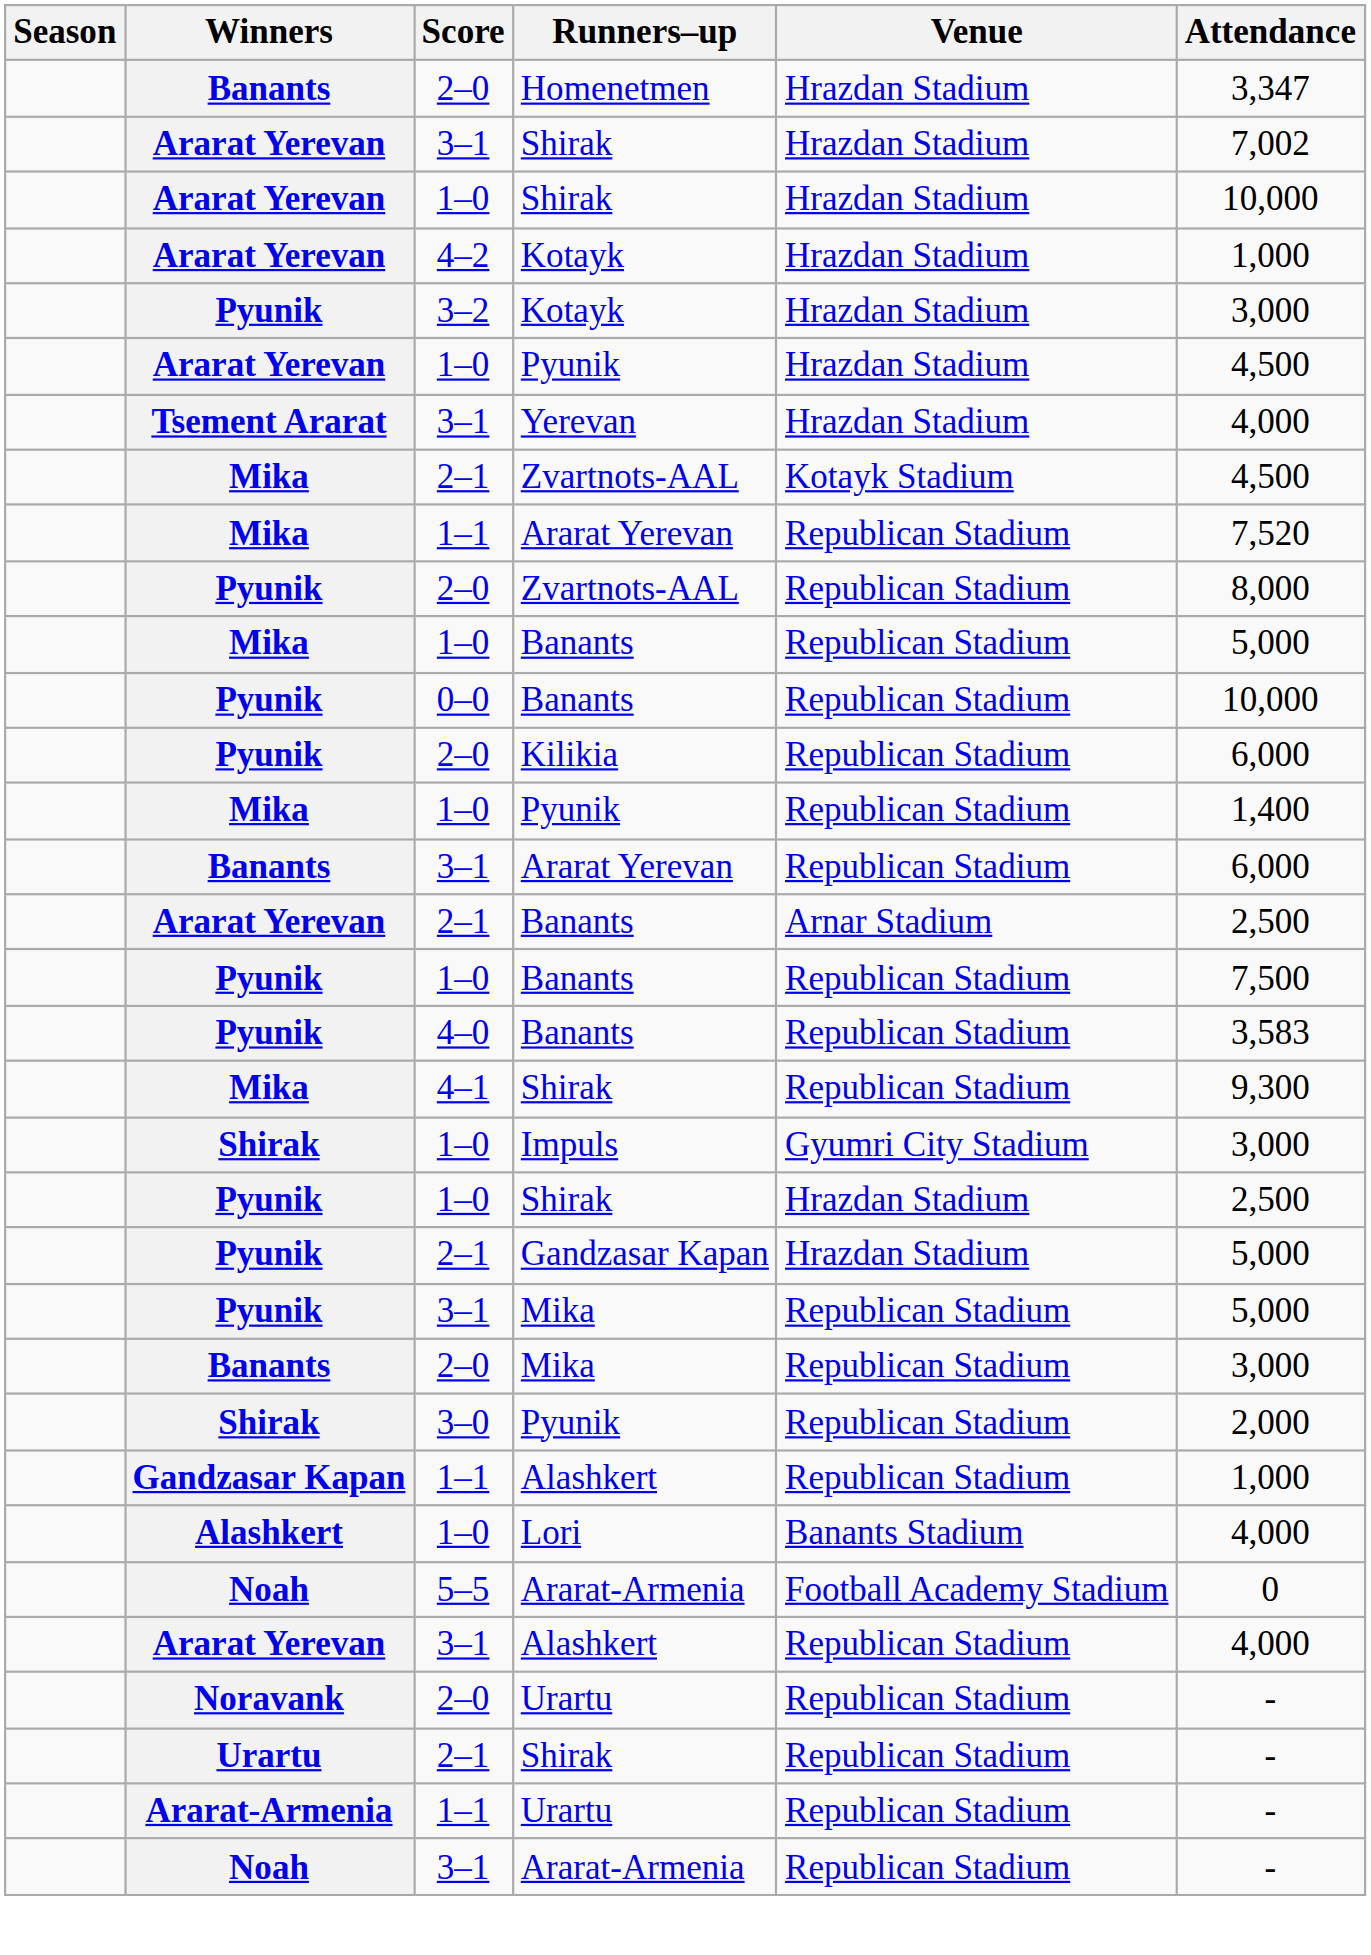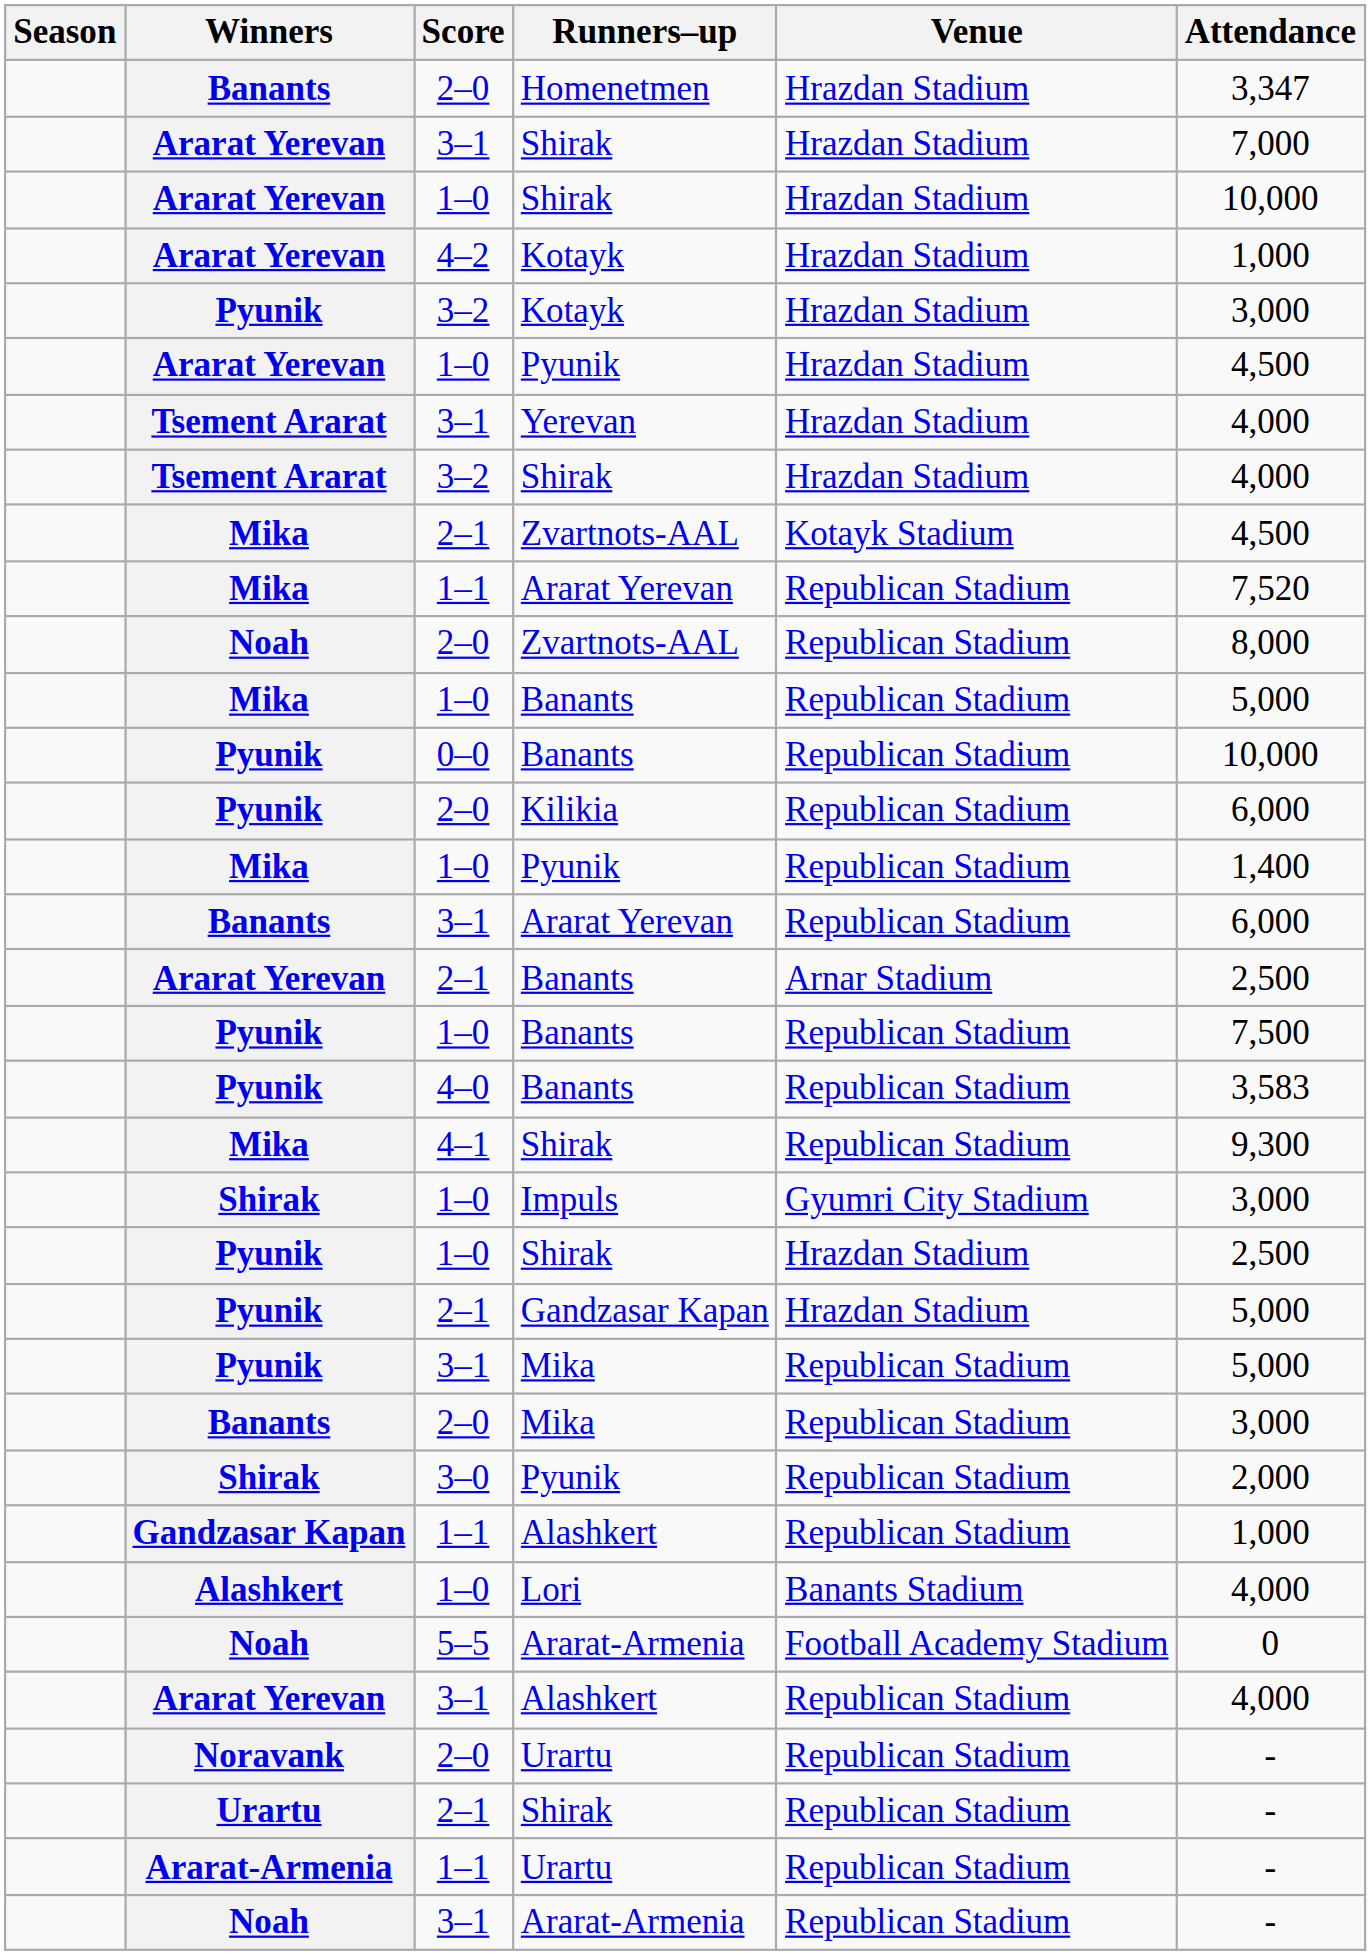(1270, 143) 7,002 -> (1270, 143) 7,000
+ row: (463, 476)
(269, 587) Pyunik -> (269, 643) Noah
